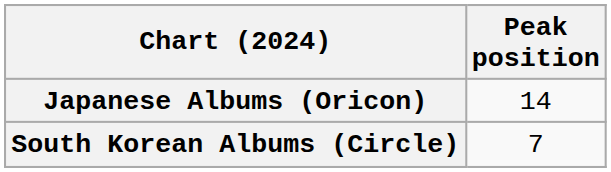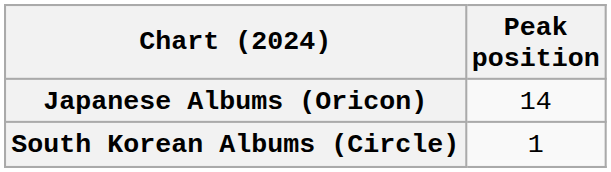(536, 144) 7 -> (536, 144) 1
